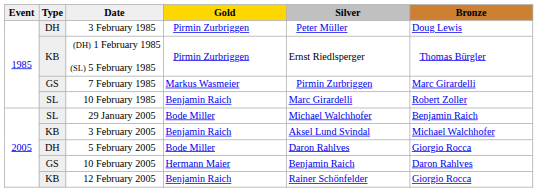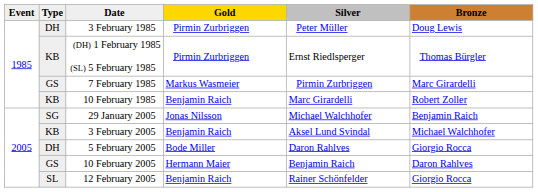(52, 99) SL -> (52, 99) KB
(52, 115) SL -> (52, 115) SG
(190, 115) Bode Miller -> (194, 115) Jonas Nilsson
(52, 179) KB -> (52, 179) SL
